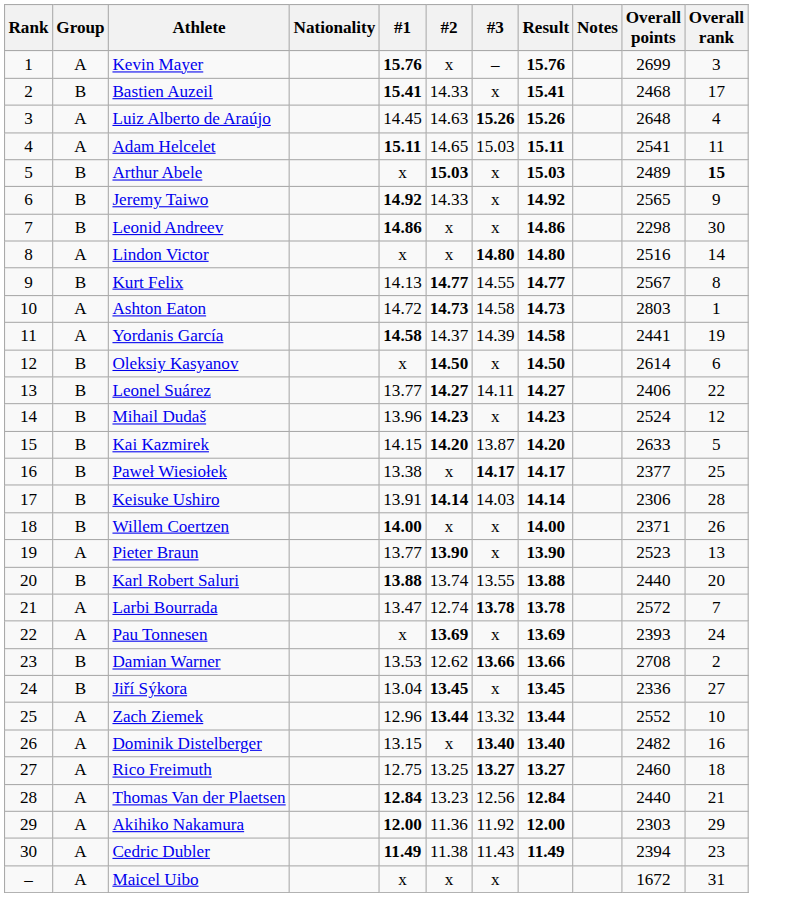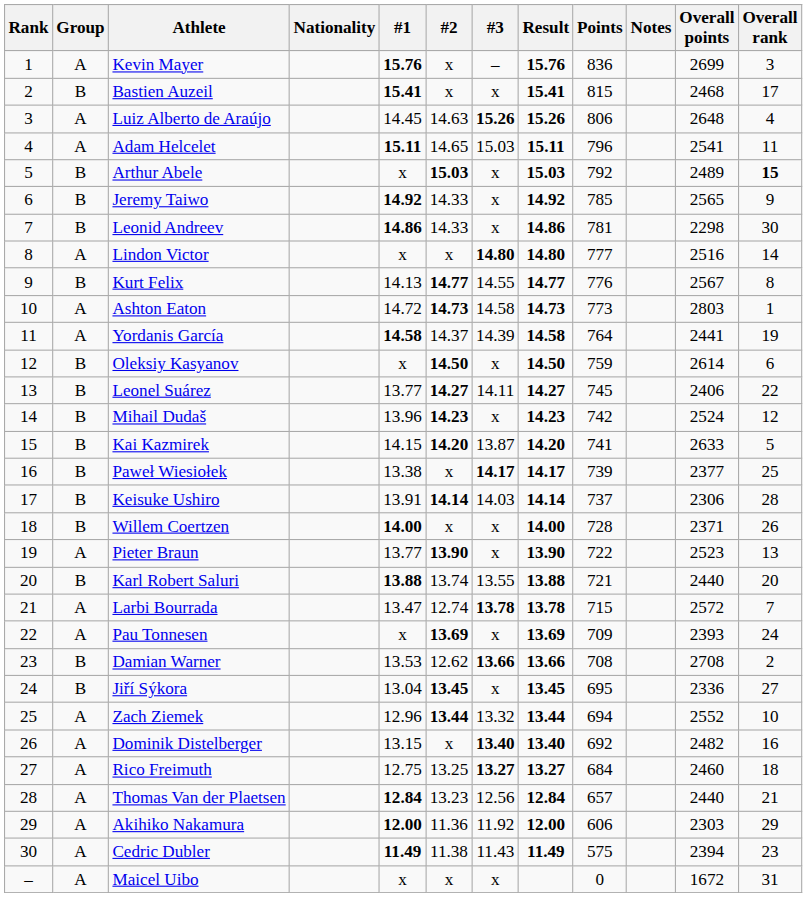+ column: (600, 27)
(449, 91) 14.33 -> (449, 91) x
(449, 227) x -> (449, 227) 14.33
